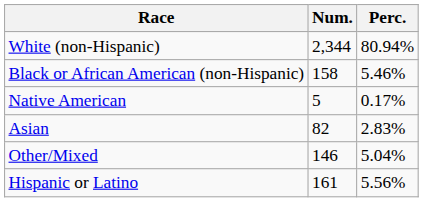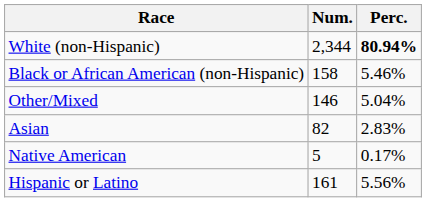(387, 45) normal -> (389, 45) bold
rows swapped: (67, 100) <-> (53, 155)
